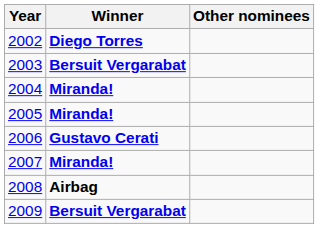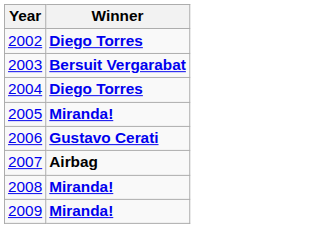- column: (251, 16)
(81, 89) Miranda! -> (96, 89) Diego Torres
(81, 162) Miranda! -> (74, 162) Airbag
(74, 187) Airbag -> (81, 187) Miranda!
(118, 211) Bersuit Vergarabat -> (81, 211) Miranda!
